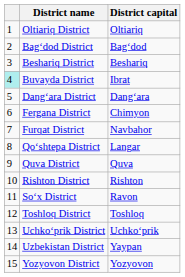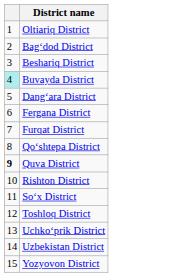- column: (144, 12)
(9, 163) normal -> (9, 163) bold
